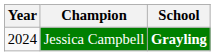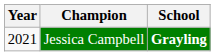(22, 39) 2024 -> (22, 39) 2021
